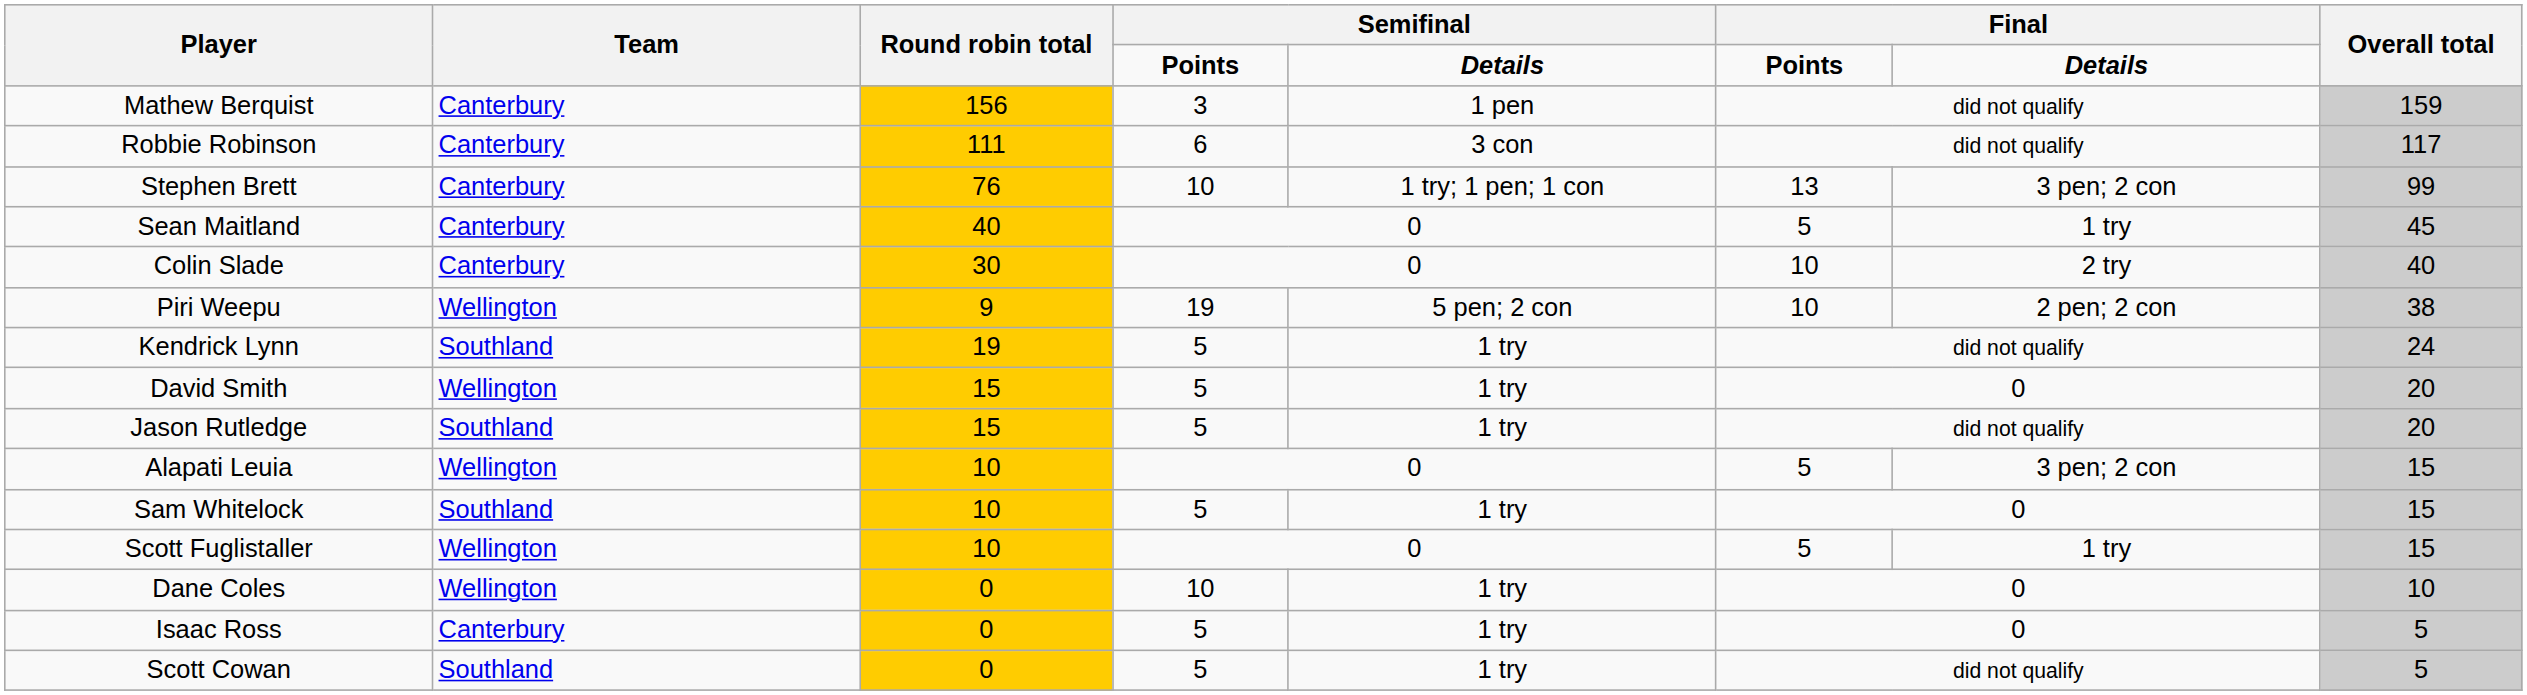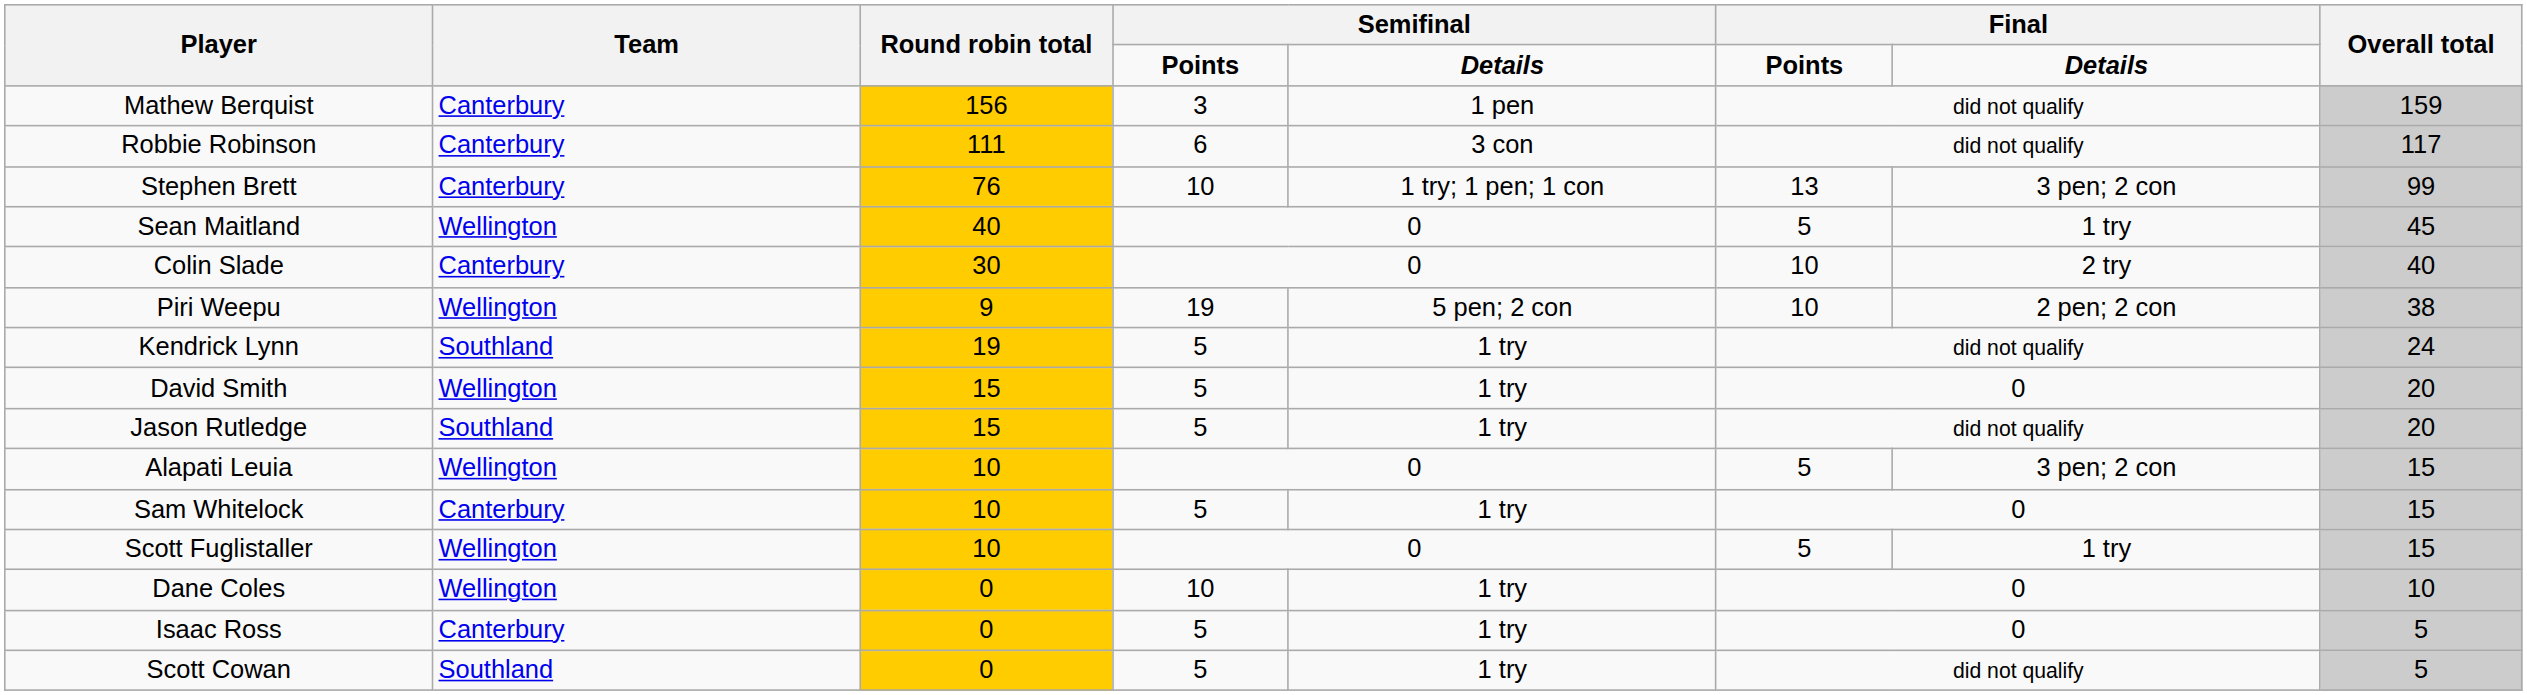(501, 226) Canterbury -> (498, 226) Wellington
(496, 508) Southland -> (501, 508) Canterbury
